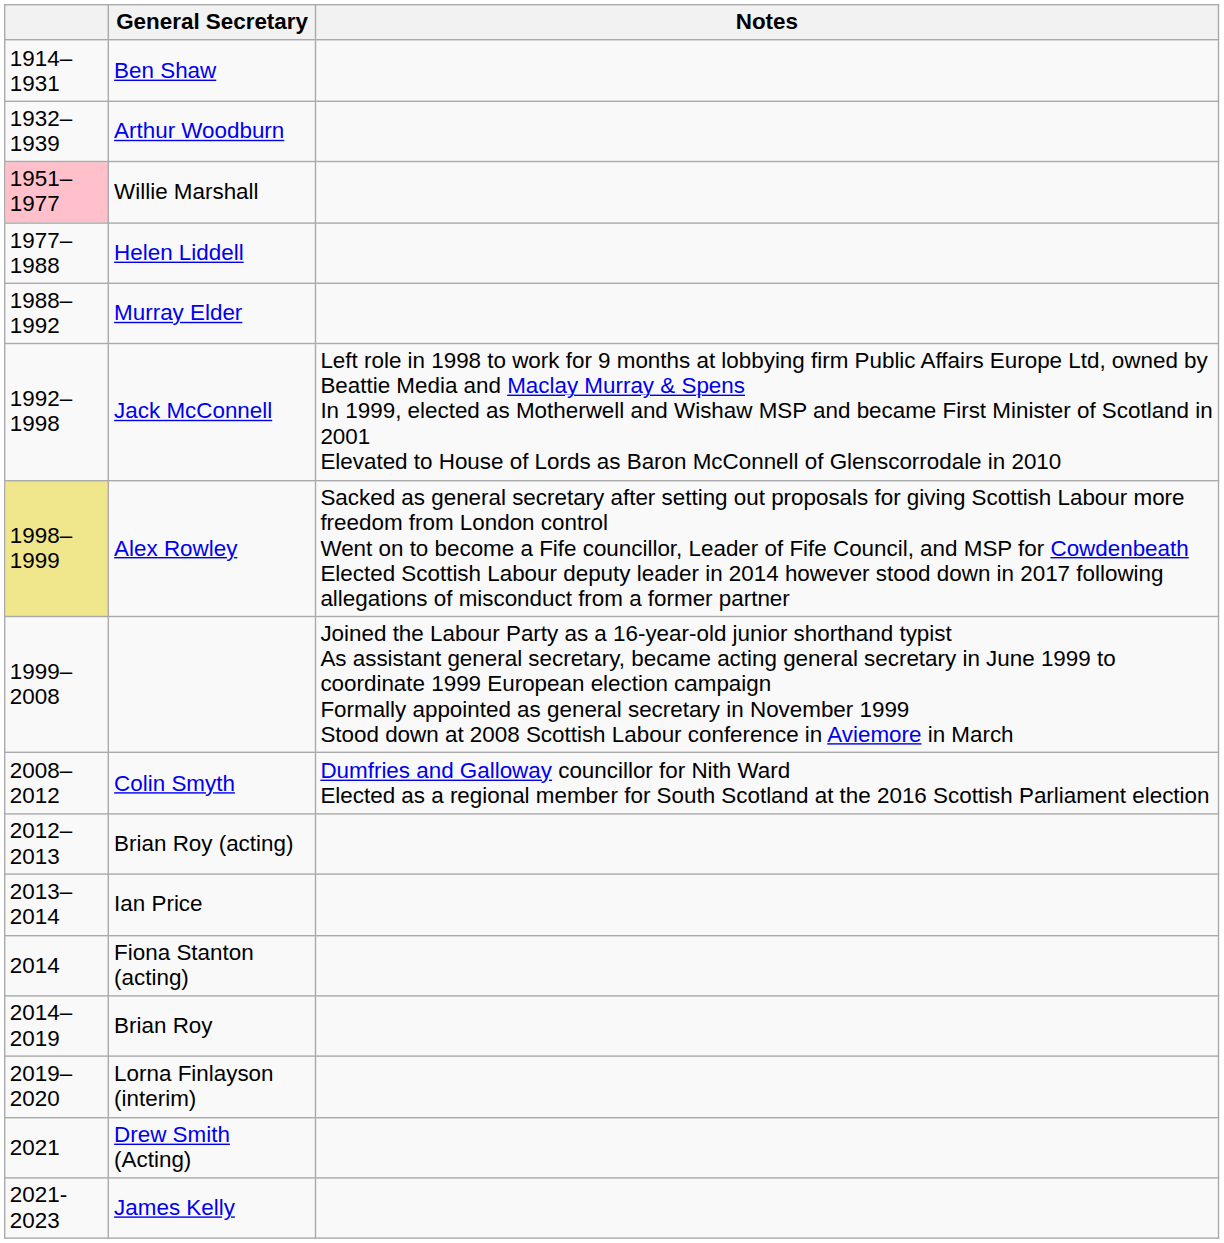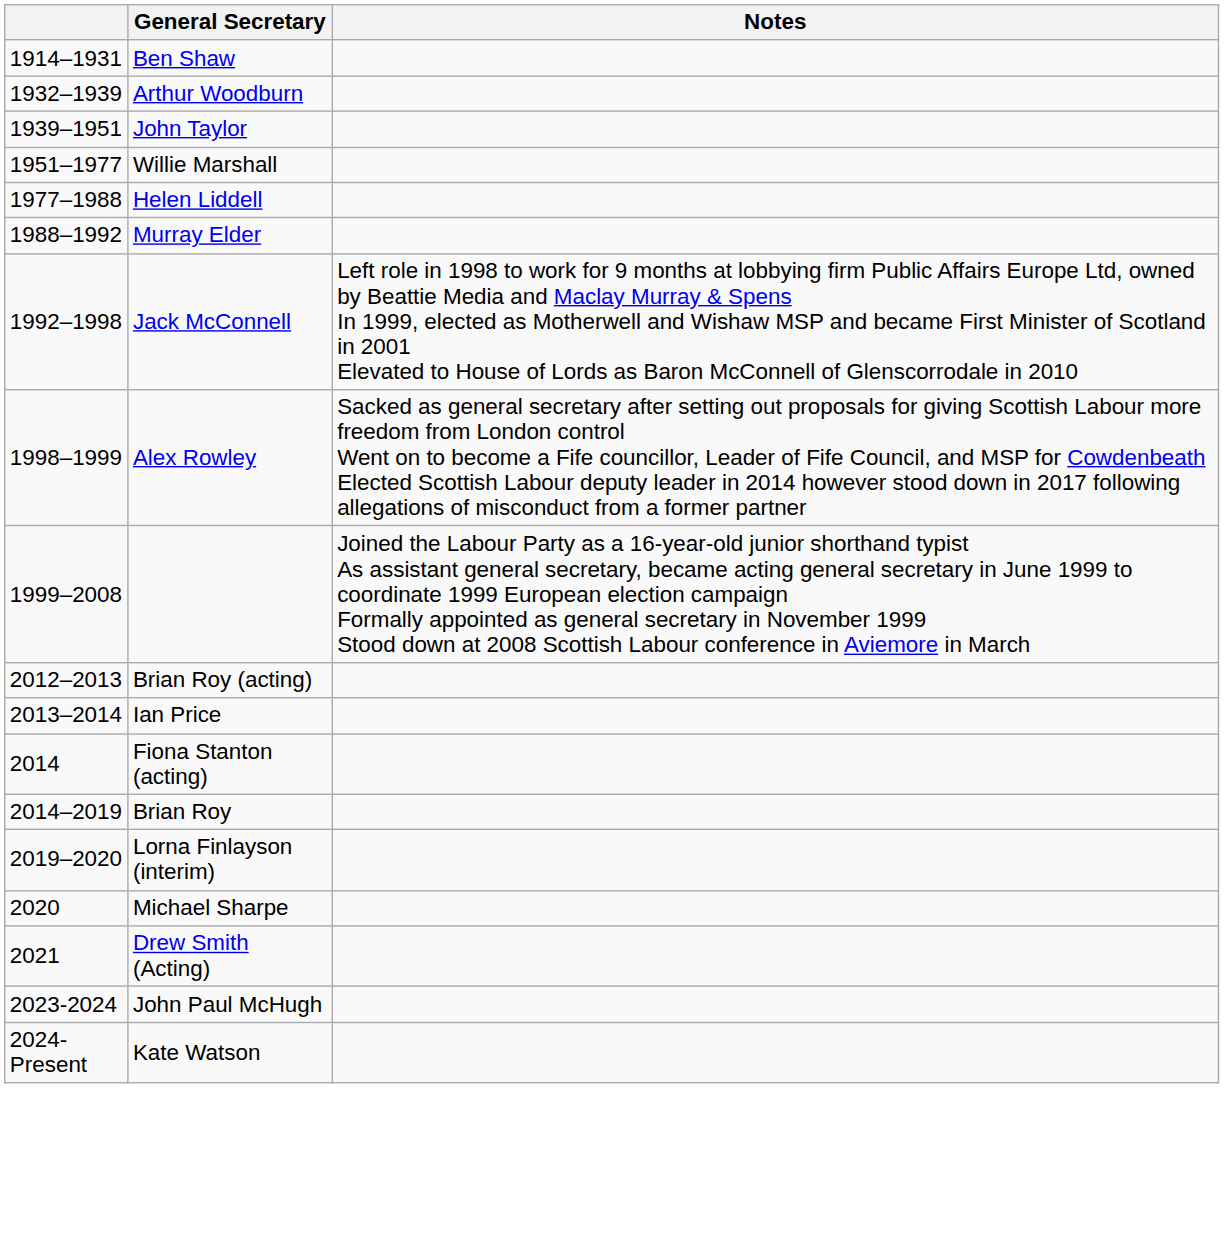+ row: (190, 128)
(41, 191) pink background -> (66, 164) no background
(41, 548) khaki background -> (66, 457) no background
- row: (174, 782)
+ row: (211, 907)
- row: (174, 1208)
+ row: (228, 1004)
+ row: (197, 1052)
